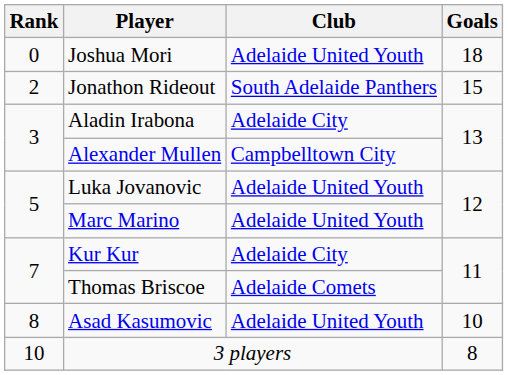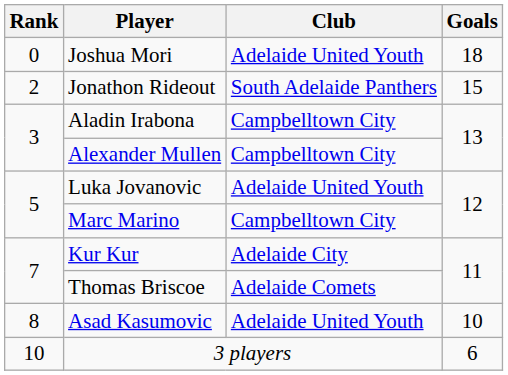(289, 120) Adelaide City -> (313, 120) Campbelltown City
(327, 220) Adelaide United Youth -> (313, 220) Campbelltown City
(472, 353) 8 -> (472, 353) 6
